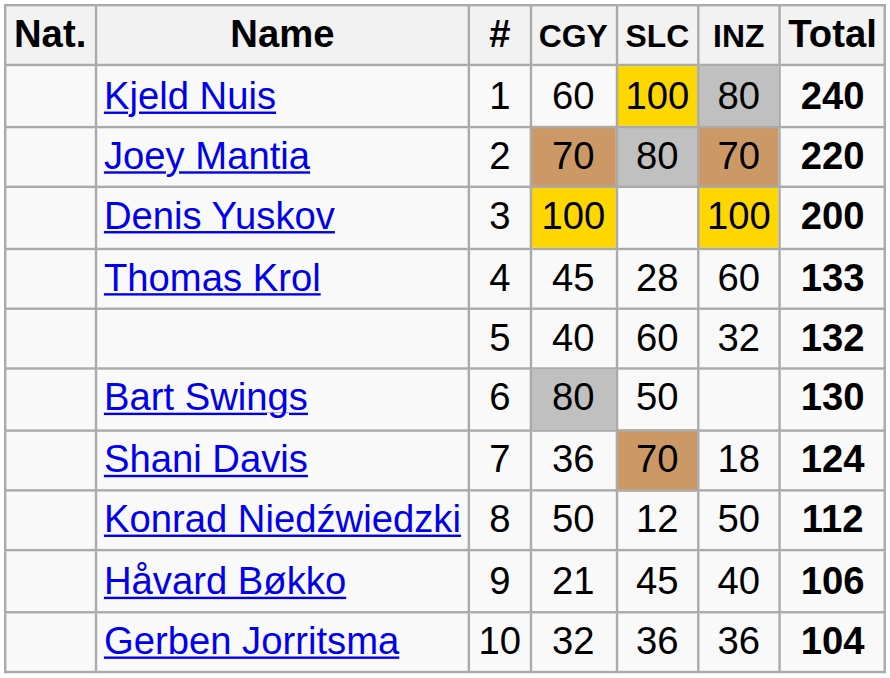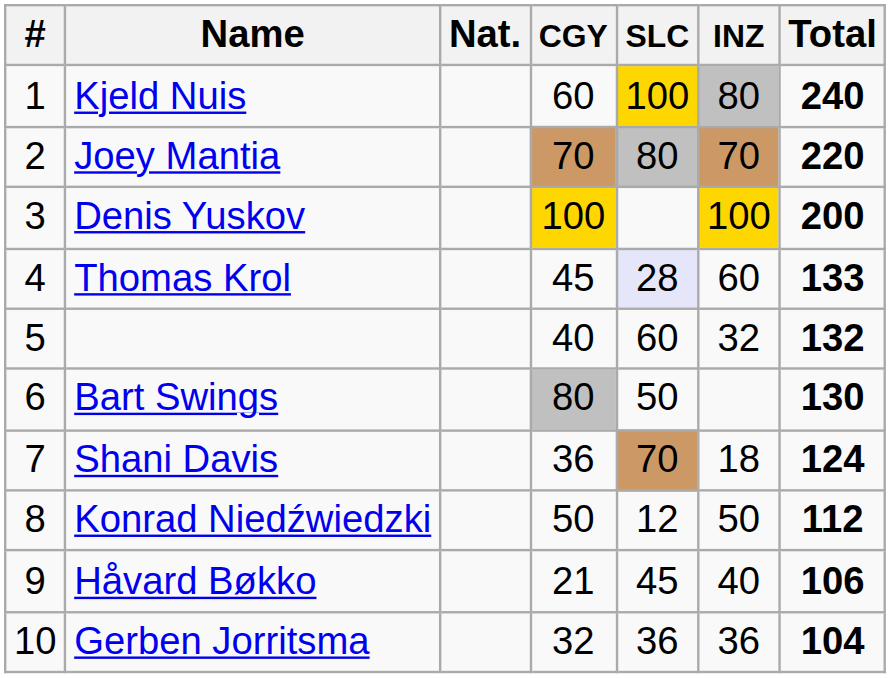columns swapped: (500, 34) <-> (50, 34)
(657, 277) no background -> (657, 277) lavender background
